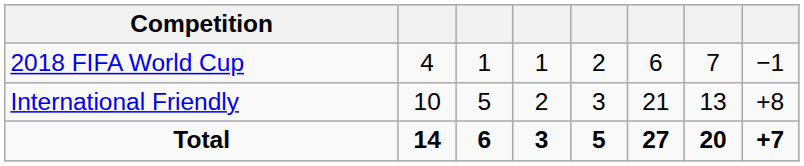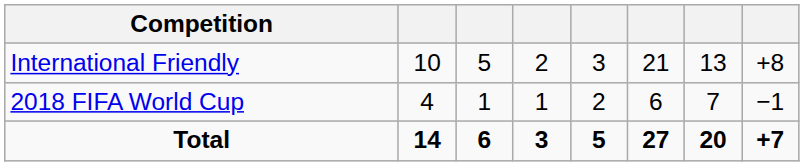rows swapped: (125, 101) <-> (127, 62)
